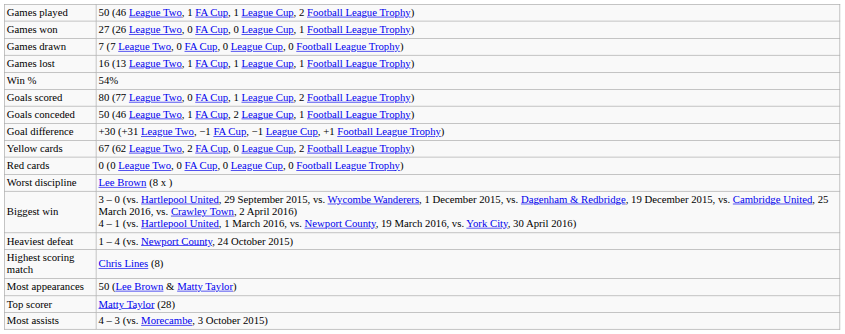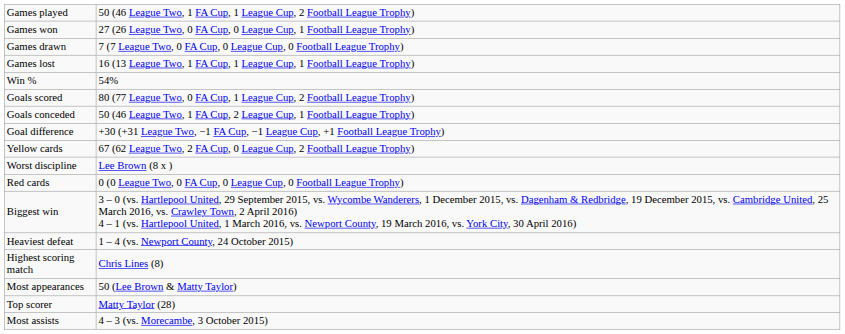rows swapped: (28, 166) <-> (42, 183)
